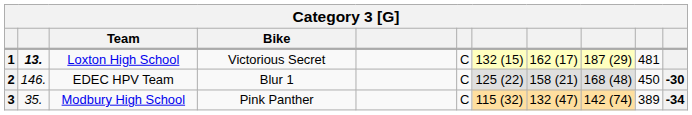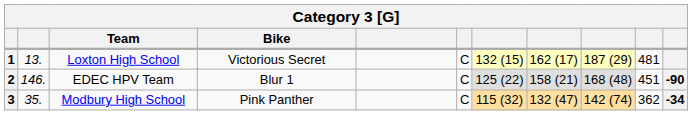(33, 59) bold -> (33, 59) normal
(649, 79) 450 -> (649, 79) 451
(675, 79) -30 -> (675, 79) -90
(649, 100) 389 -> (649, 100) 362
